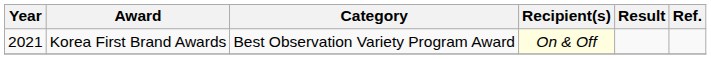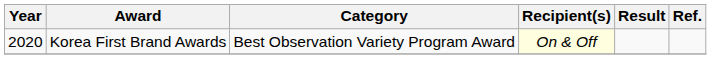(25, 41) 2021 -> (25, 41) 2020
